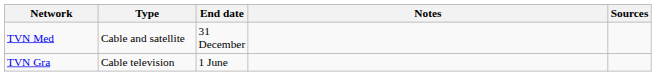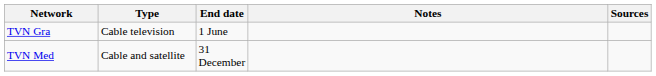rows swapped: (29, 62) <-> (30, 37)
